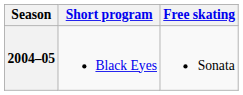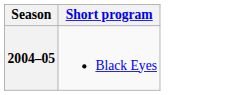- column: (199, 15)
